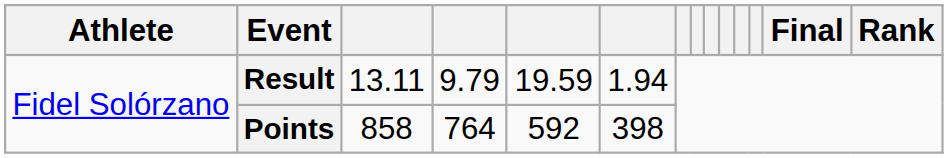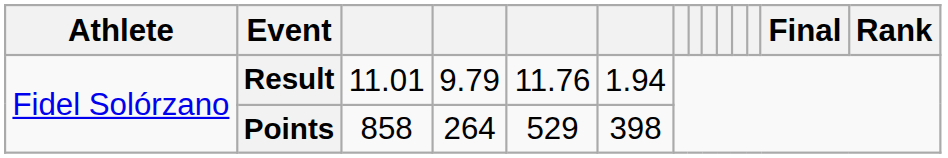(387, 80) 13.11 -> (387, 80) 11.01
(554, 80) 19.59 -> (553, 80) 11.76
(470, 129) 764 -> (470, 129) 264
(554, 129) 592 -> (553, 129) 529
